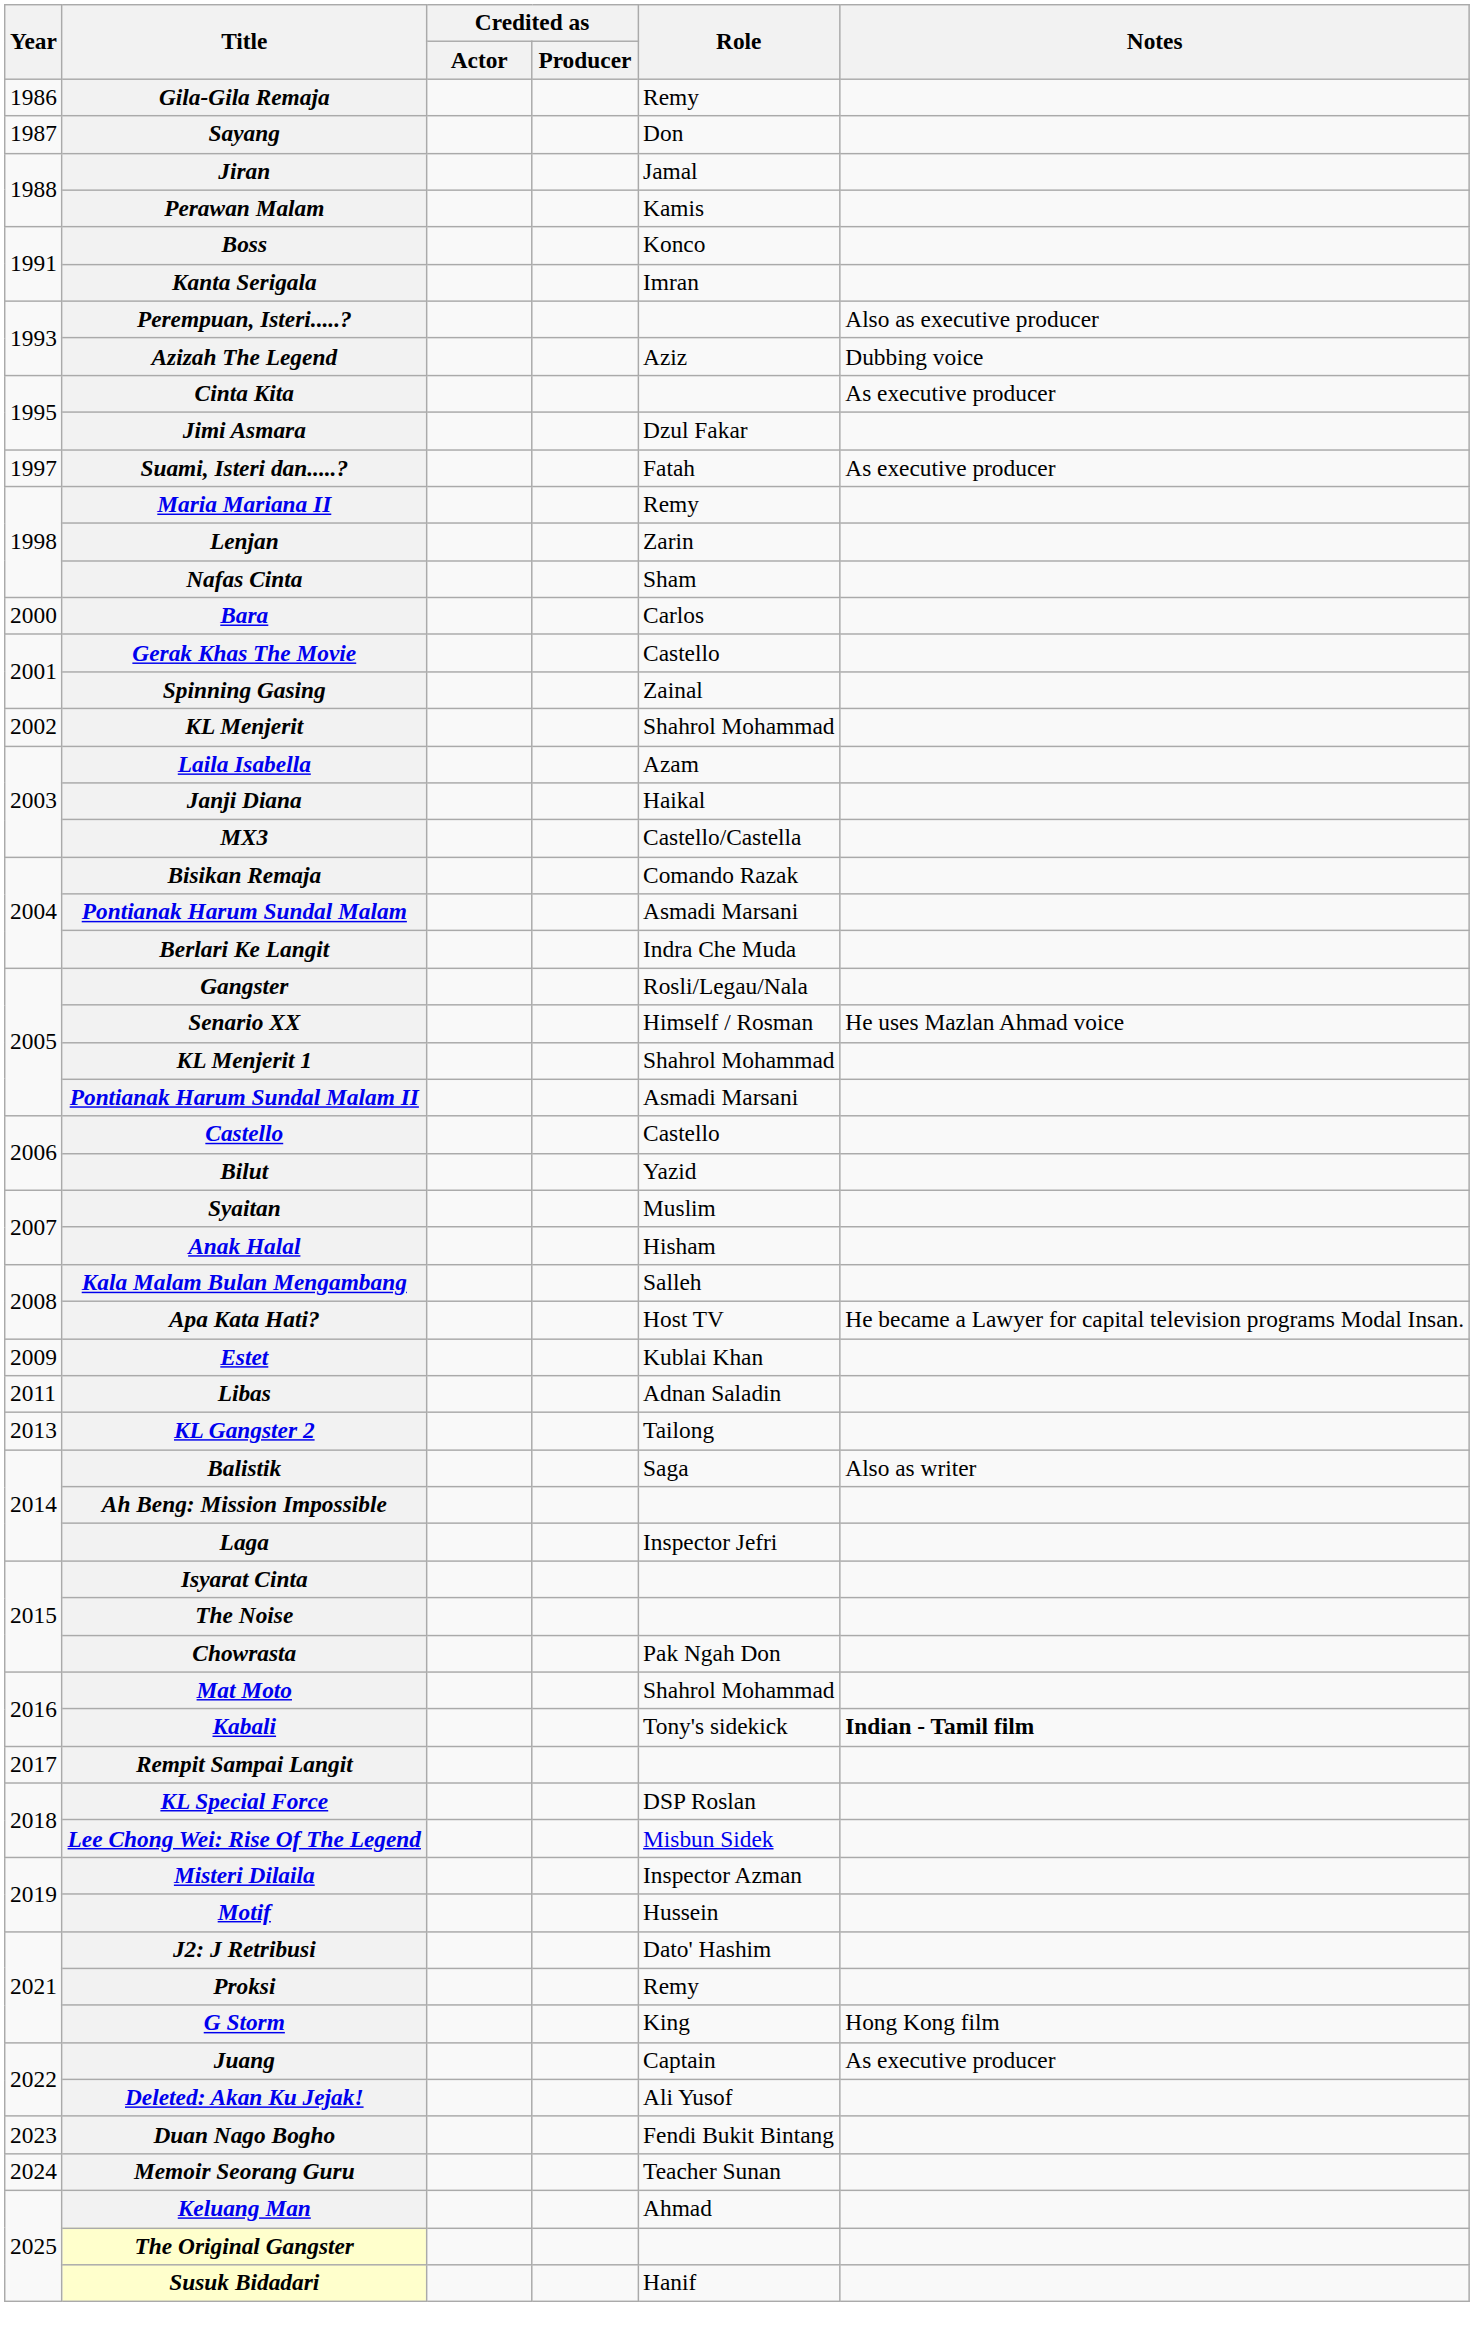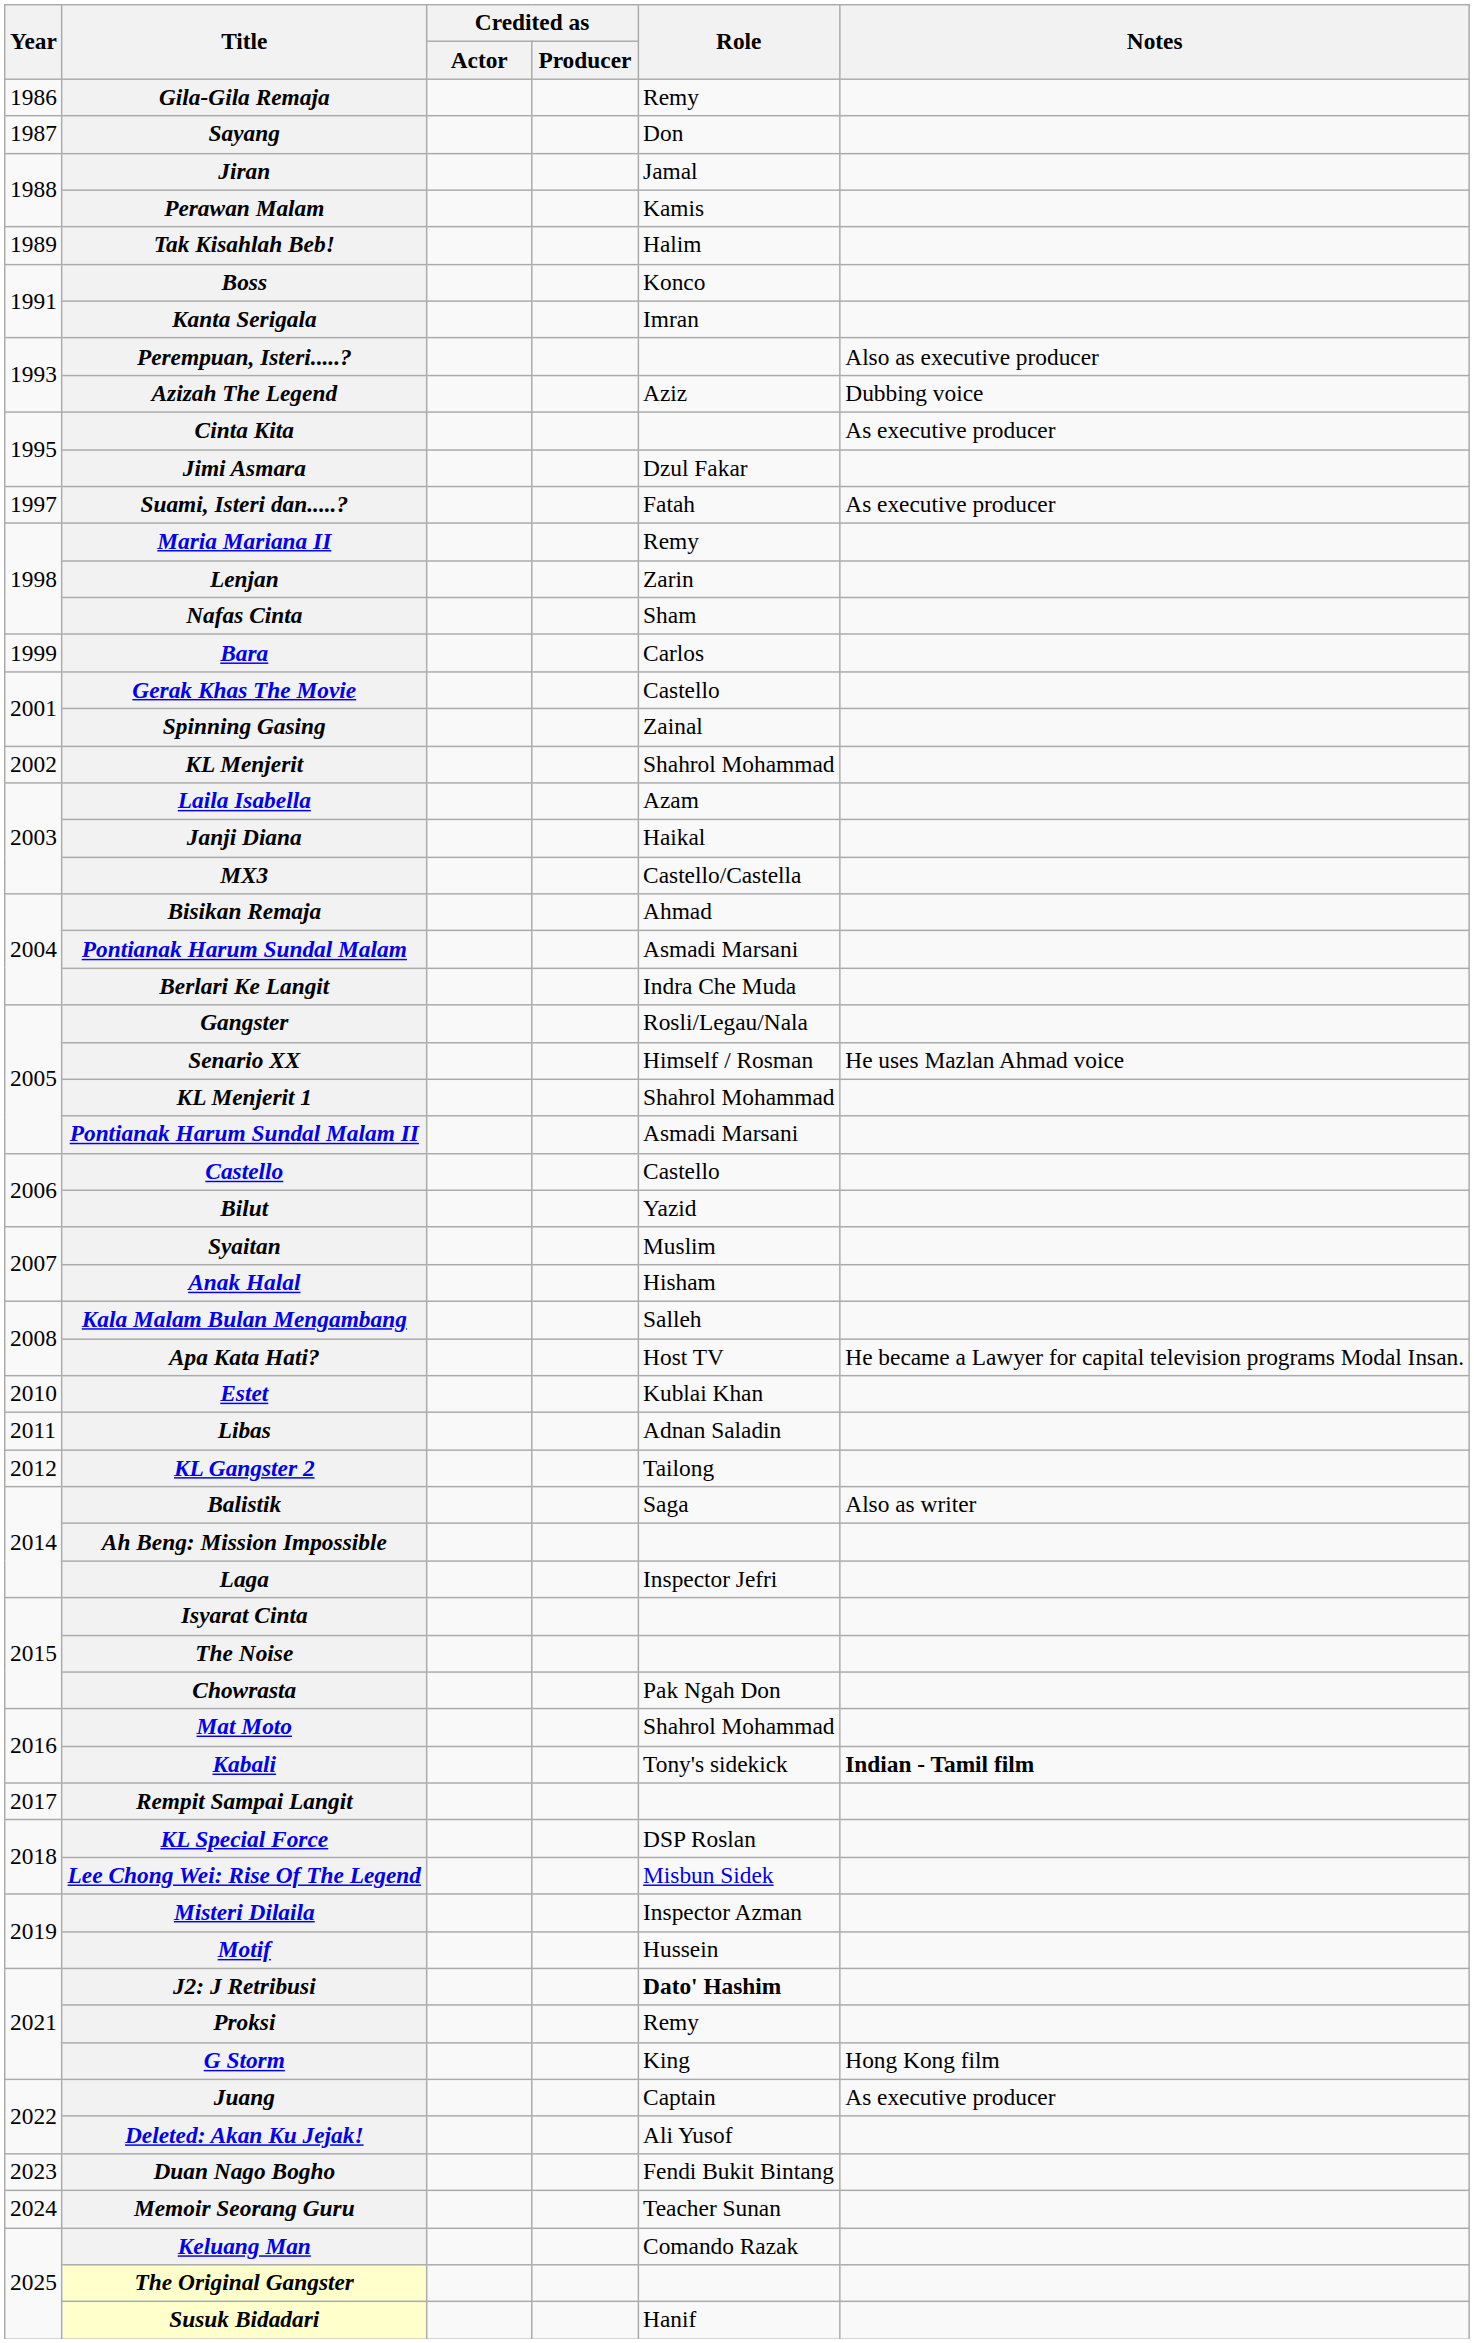+ row: (244, 245)
(33, 615) 2000 -> (33, 652) 1999
(721, 875) Comando Razak -> (677, 912) Ahmad
(33, 1356) 2009 -> (33, 1393) 2010
(33, 1430) 2013 -> (33, 1467) 2012
(707, 1949) normal -> (712, 1986) bold
(677, 2208) Ahmad -> (721, 2245) Comando Razak
